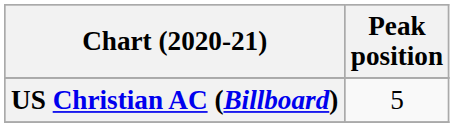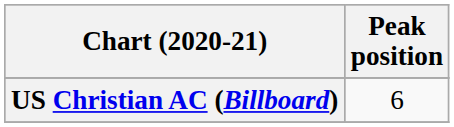(397, 99) 5 -> (397, 99) 6
